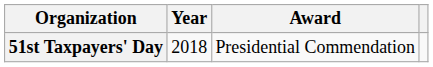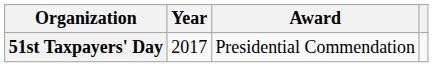(189, 47) 2018 -> (189, 47) 2017
